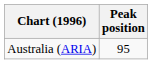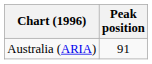(123, 48) 95 -> (123, 48) 91
